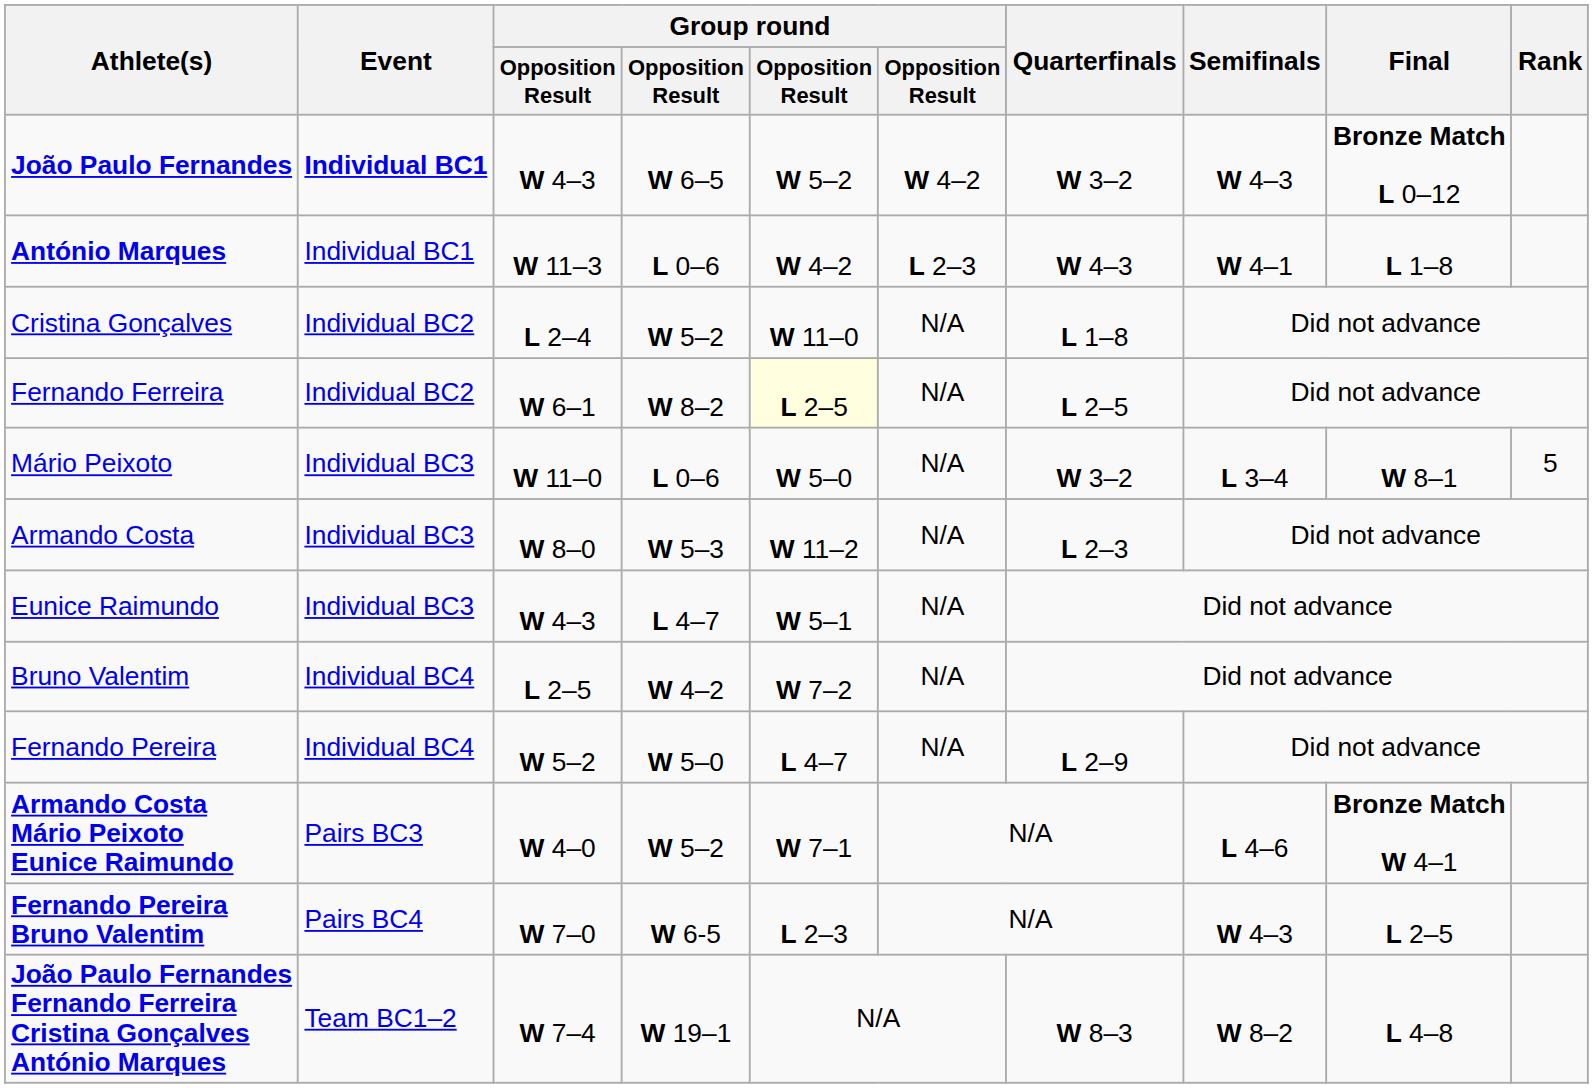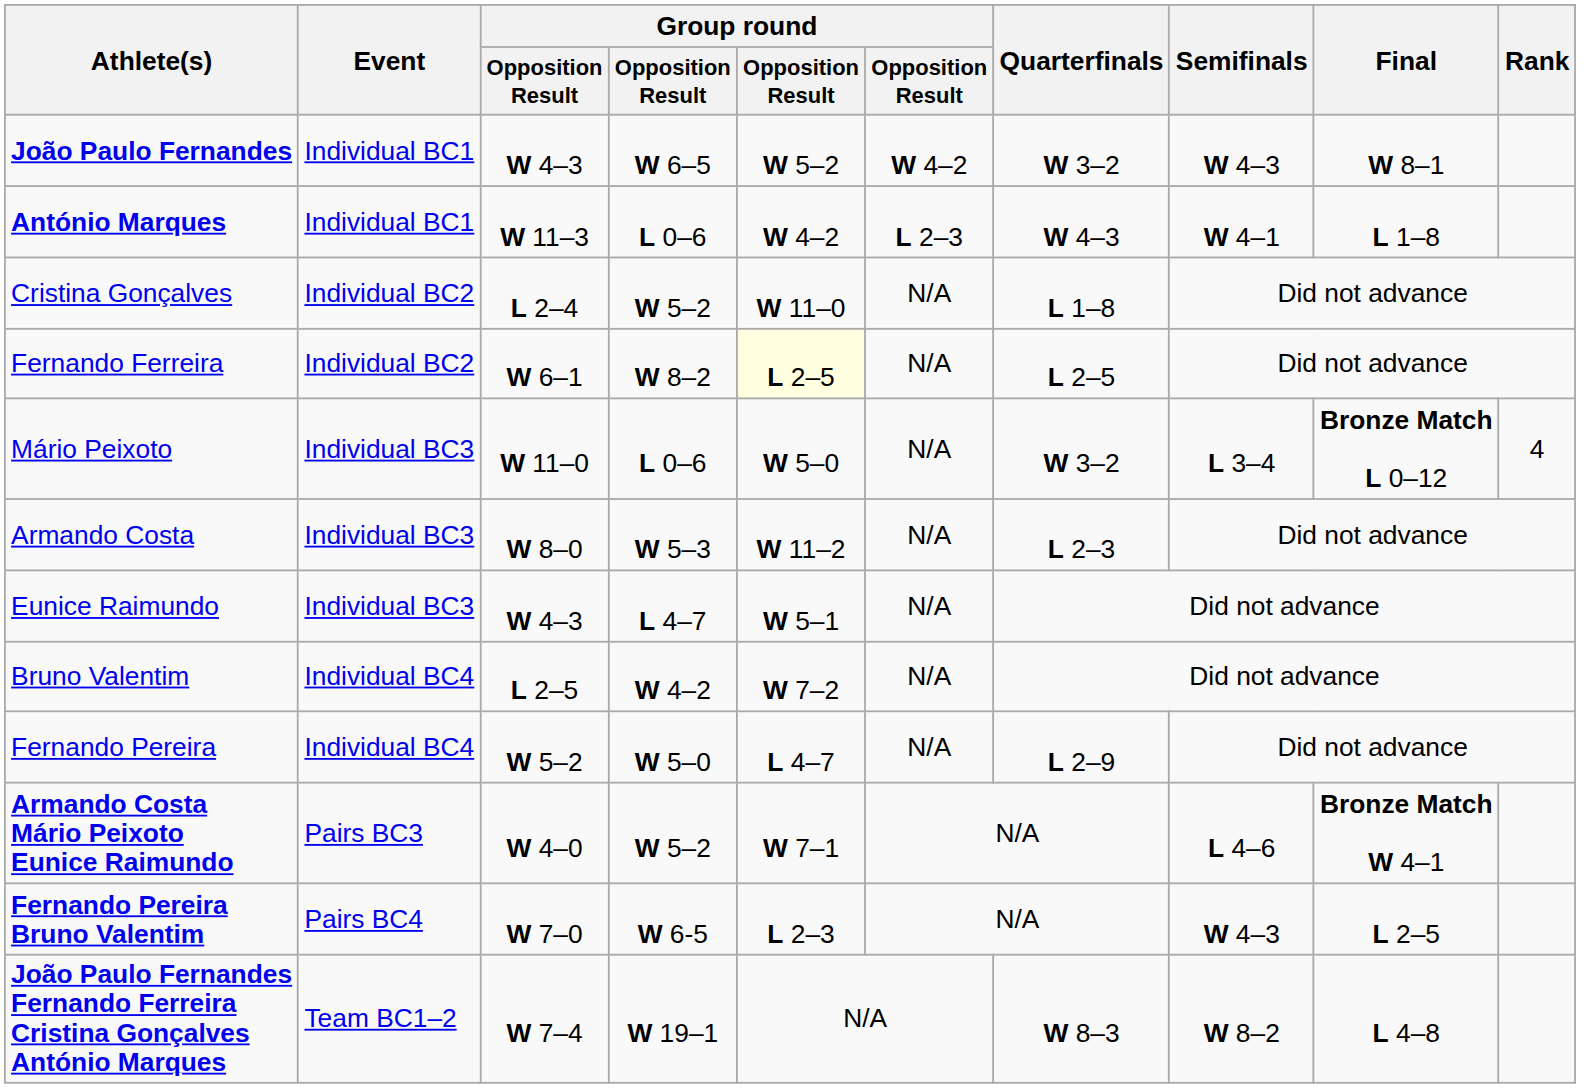(396, 166) bold -> (389, 151) normal
(1419, 166) Bronze Match L 0–12 -> (1406, 166) W 8–1
(1419, 479) W 8–1 -> (1406, 449) Bronze Match L 0–12
(1550, 464) 5 -> (1537, 449) 4
